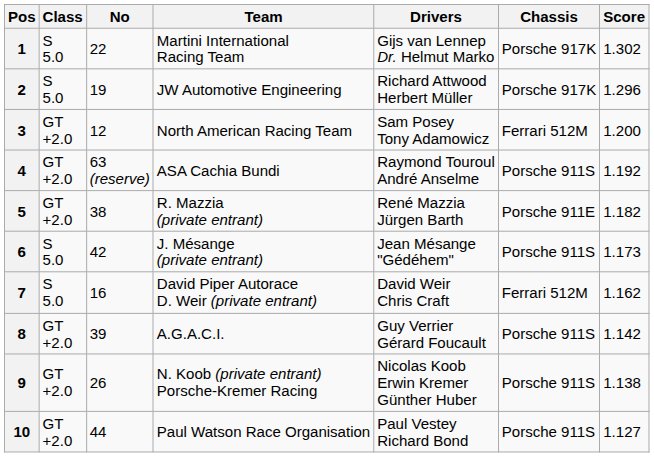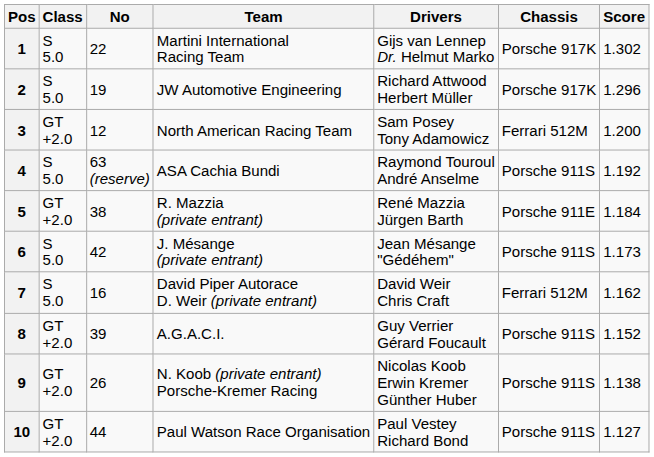(57, 171) GT +2.0 -> (53, 171) S 5.0
(622, 211) 1.182 -> (622, 211) 1.184
(622, 333) 1.142 -> (622, 333) 1.152
